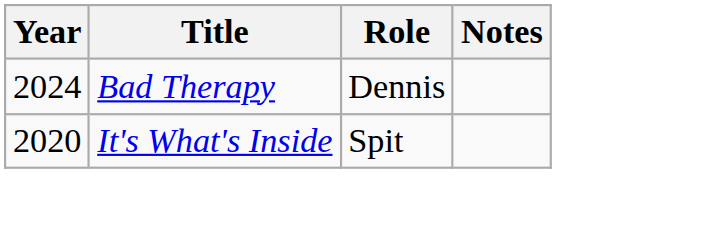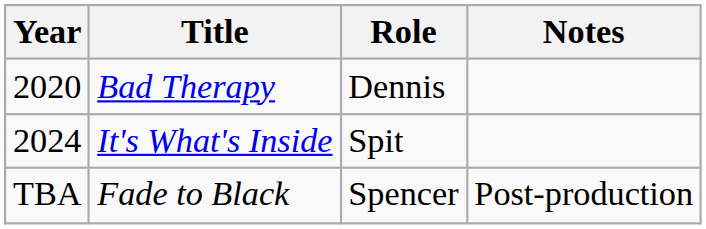(47, 85) 2024 -> (47, 85) 2020
(47, 140) 2020 -> (47, 140) 2024
+ row: (193, 194)
